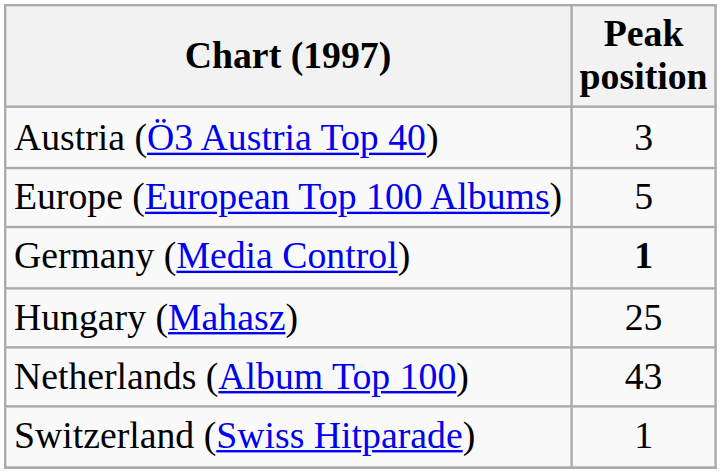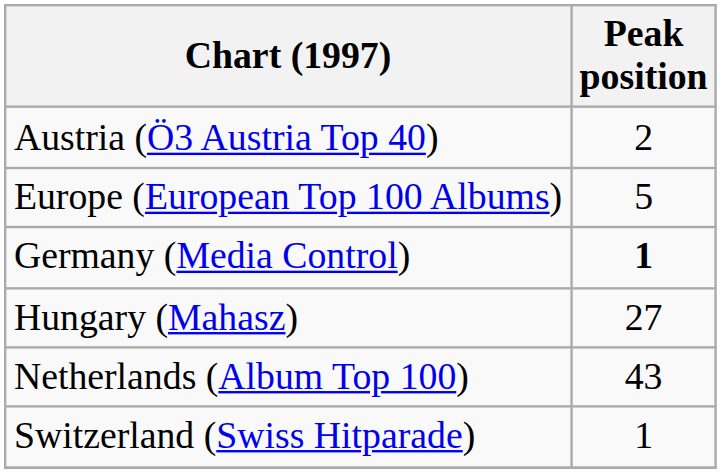(644, 136) 3 -> (644, 136) 2
(644, 316) 25 -> (644, 316) 27
